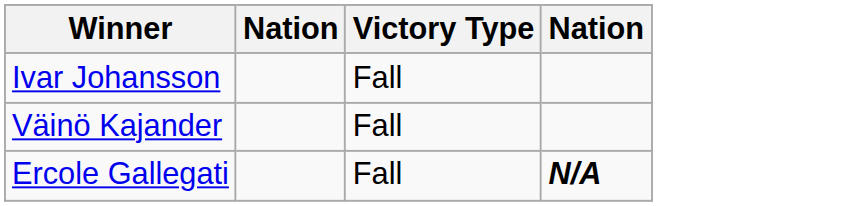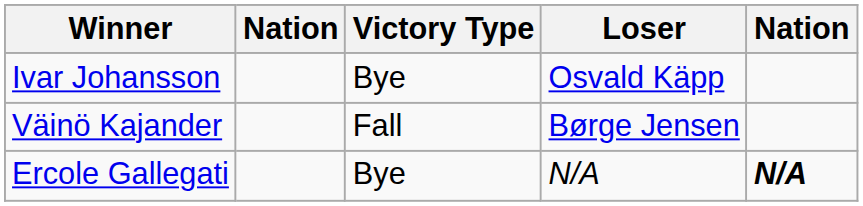+ column: (644, 28)
(378, 77) Fall -> (379, 77) Bye
(378, 175) Fall -> (379, 175) Bye
